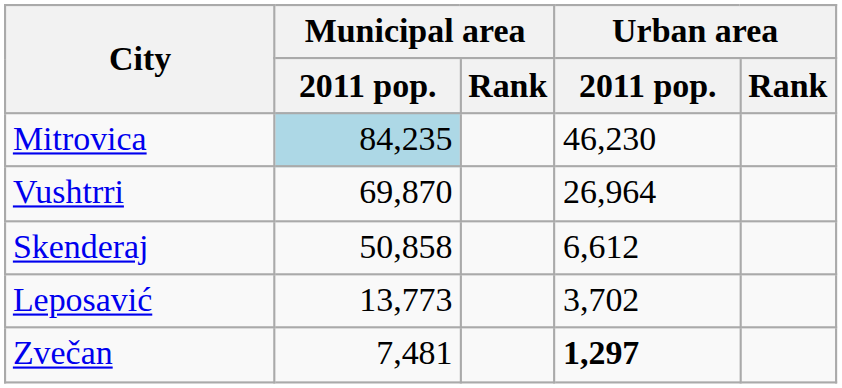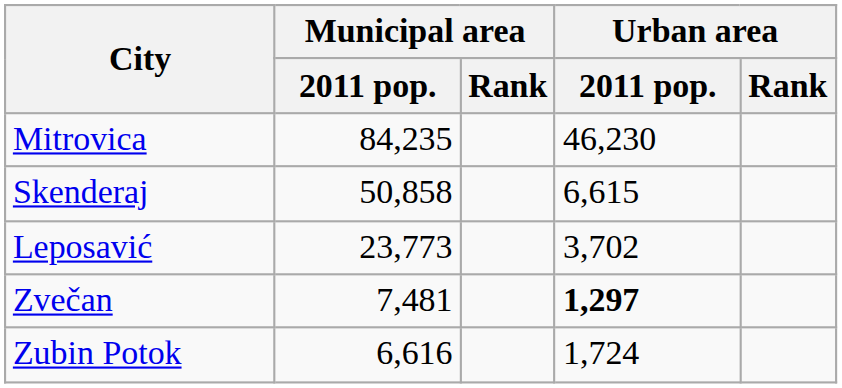(406, 138) lightblue background -> (406, 138) no background
- row: (68, 192)
(601, 246) 6,612 -> (601, 192) 6,615
(406, 300) 13,773 -> (406, 246) 23,773
+ row: (97, 354)
